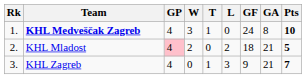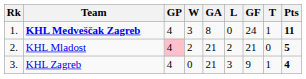columns swapped: (212, 13) <-> (271, 13)
(290, 30) 10 -> (289, 30) 11
(248, 47) 18 -> (251, 47) 21
(287, 64) 7 -> (287, 64) 4
